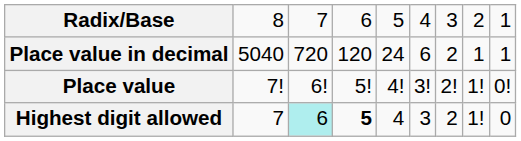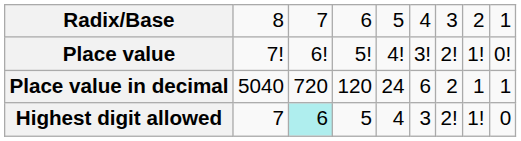rows swapped: (119, 86) <-> (119, 53)
(366, 119) bold -> (366, 119) normal
(452, 119) 2 -> (449, 119) 2!
